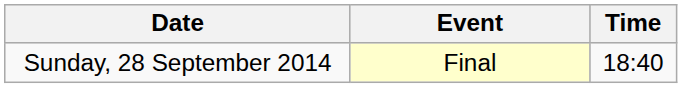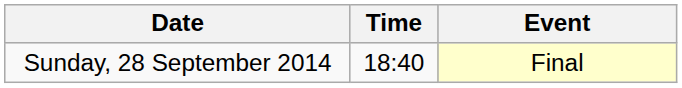columns swapped: (633, 23) <-> (470, 23)
